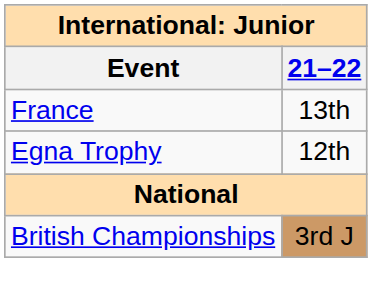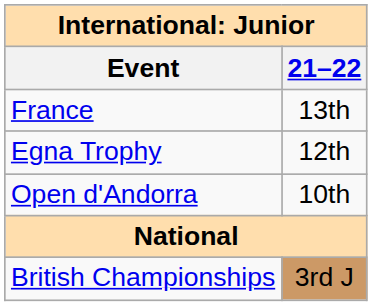+ row: (104, 194)
